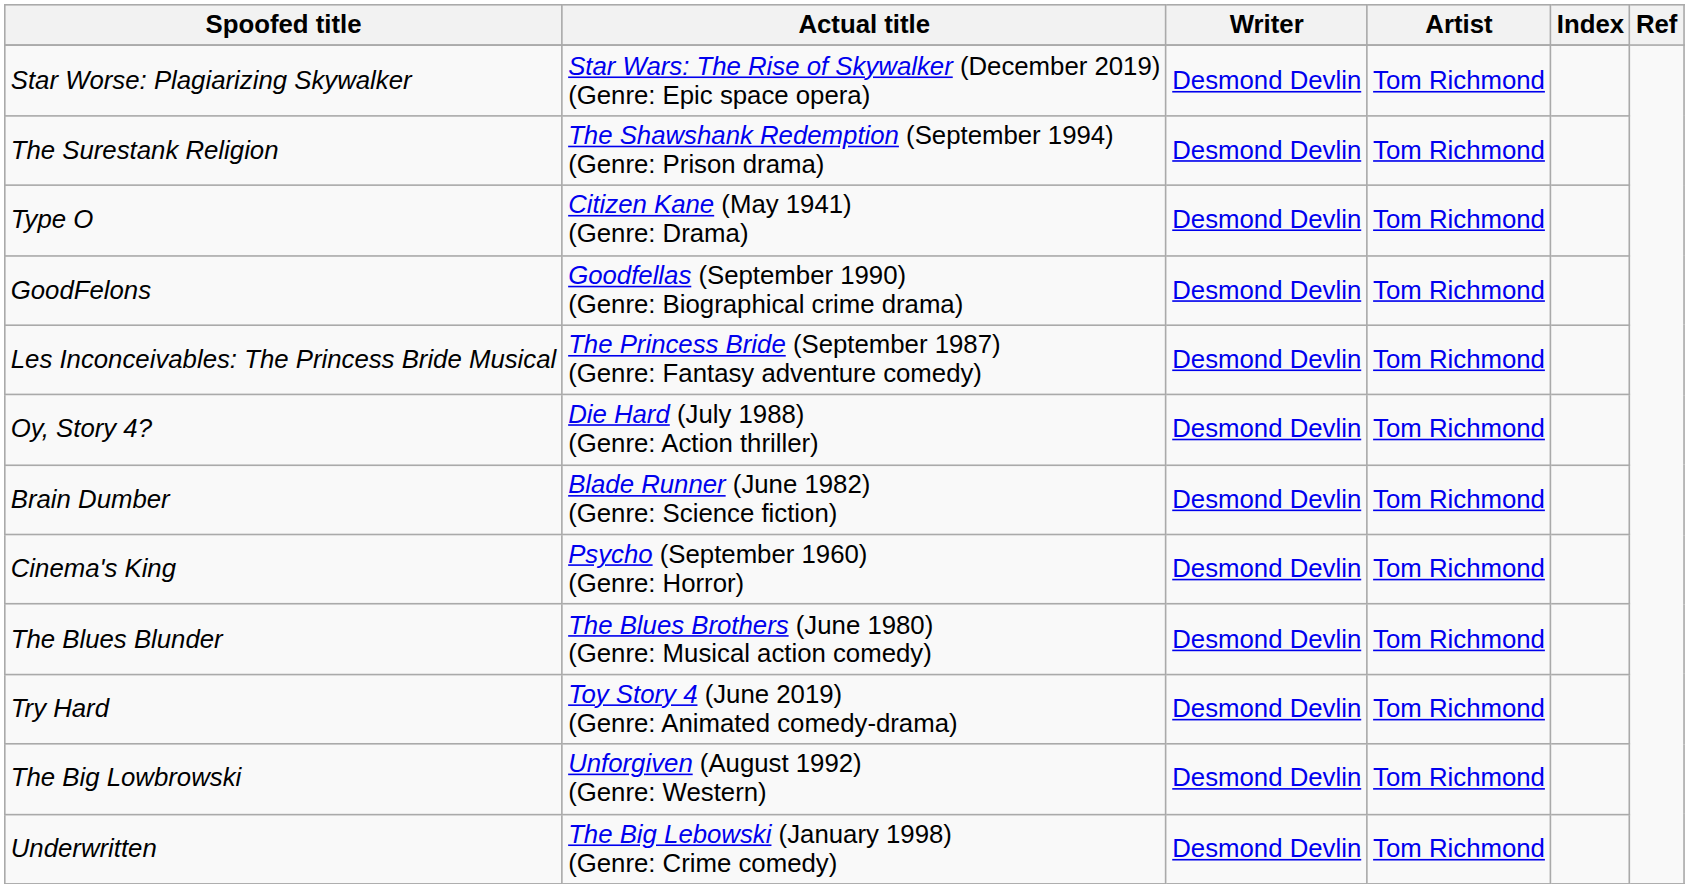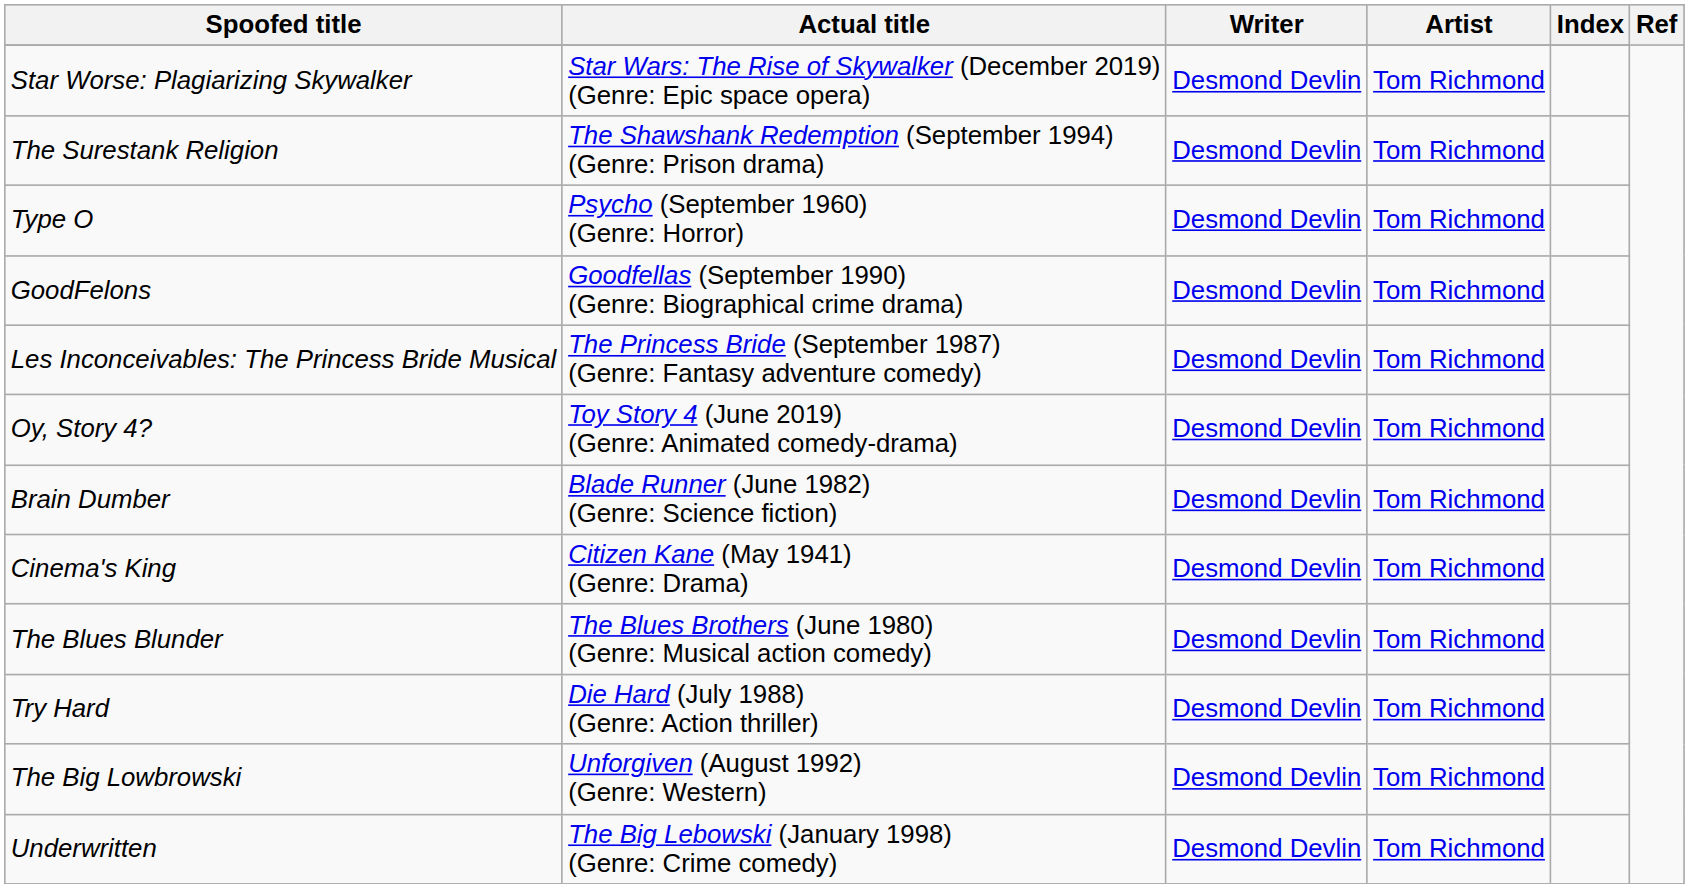(710, 219) Citizen Kane (May 1941) (Genre: Drama) -> (718, 219) Psycho (September 1960) (Genre: Horror)
(693, 429) Die Hard (July 1988) (Genre: Action thriller) -> (763, 429) Toy Story 4 (June 2019) (Genre: Animated comedy-drama)
(718, 569) Psycho (September 1960) (Genre: Horror) -> (710, 569) Citizen Kane (May 1941) (Genre: Drama)
(763, 708) Toy Story 4 (June 2019) (Genre: Animated comedy-drama) -> (693, 708) Die Hard (July 1988) (Genre: Action thriller)
